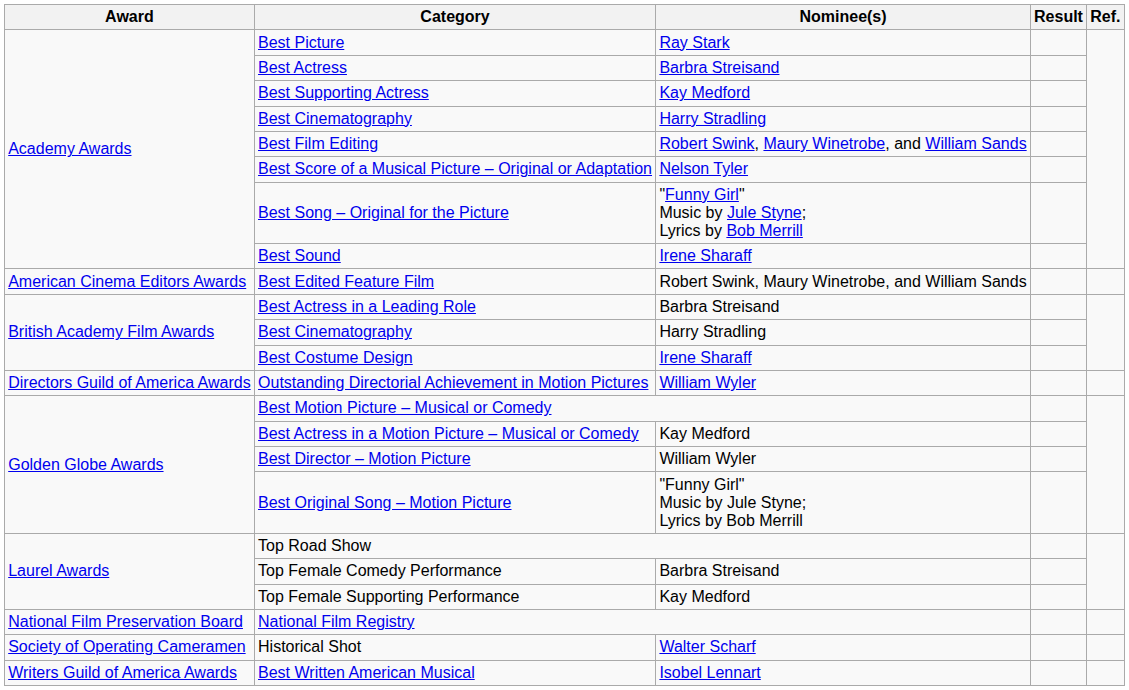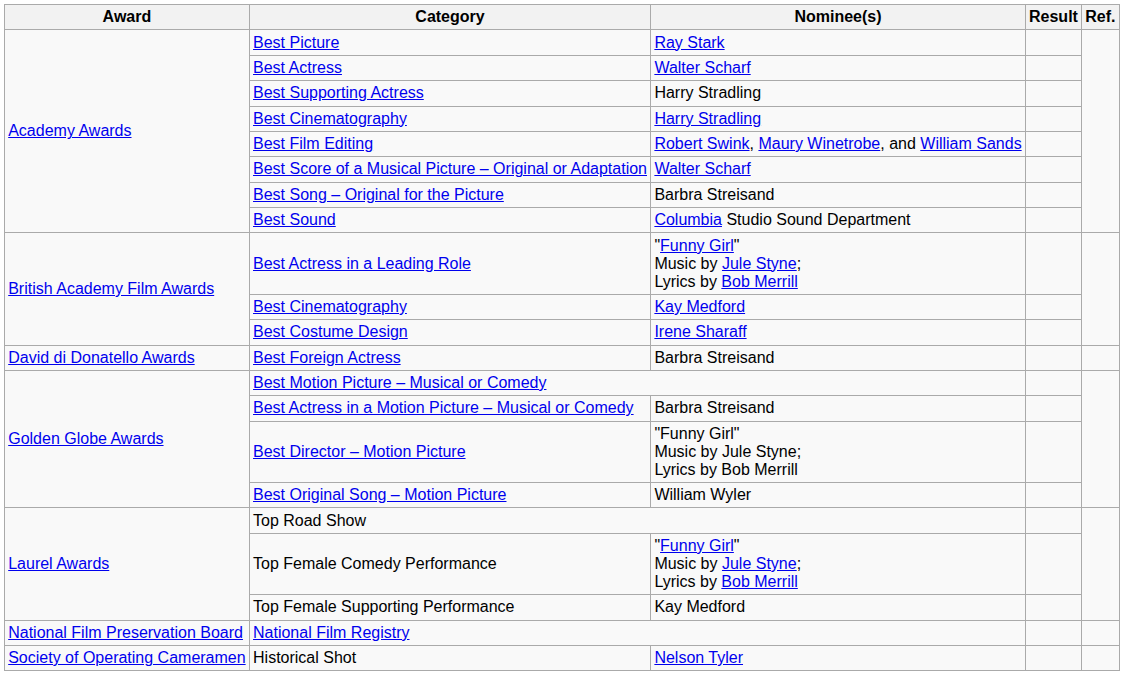(719, 67) Barbra Streisand -> (703, 67) Walter Scharf
(705, 93) Kay Medford -> (708, 93) Harry Stradling
(704, 169) Nelson Tyler -> (703, 169) Walter Scharf
(733, 212) "Funny Girl" Music by Jule Styne; Lyrics by Bob Merrill -> (714, 194) Barbra Streisand
(706, 256) Irene Sharaff -> (782, 220) Columbia Studio Sound Department
- row: (127, 281)
(719, 306) Barbra Streisand -> (728, 263) "Funny Girl" Music by Jule Styne; Lyrics by Bob Merrill
(713, 332) Harry Stradling -> (700, 306) Kay Medford
+ row: (101, 357)
- row: (129, 383)
(705, 433) Kay Medford -> (714, 408) Barbra Streisand
(708, 459) William Wyler -> (728, 451) "Funny Girl" Music by Jule Styne; Lyrics by Bob Merrill
(733, 502) "Funny Girl" Music by Jule Styne; Lyrics by Bob Merrill -> (703, 495) William Wyler
(719, 571) Barbra Streisand -> (728, 563) "Funny Girl" Music by Jule Styne; Lyrics by Bob Merrill
(708, 647) Walter Scharf -> (699, 658) Nelson Tyler
- row: (123, 672)
